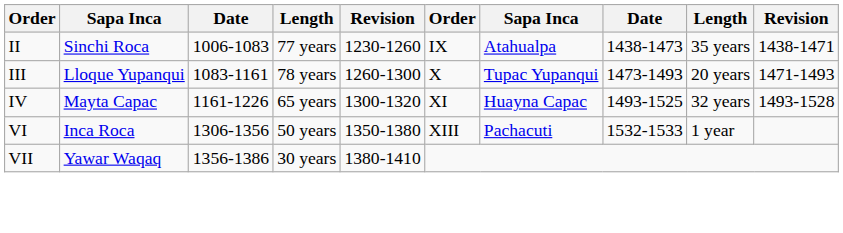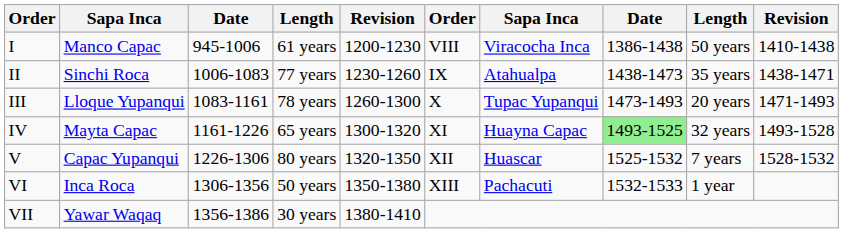+ row: (12, 46)
(645, 102) no background -> (645, 130) lightgreen background
+ row: (15, 158)
